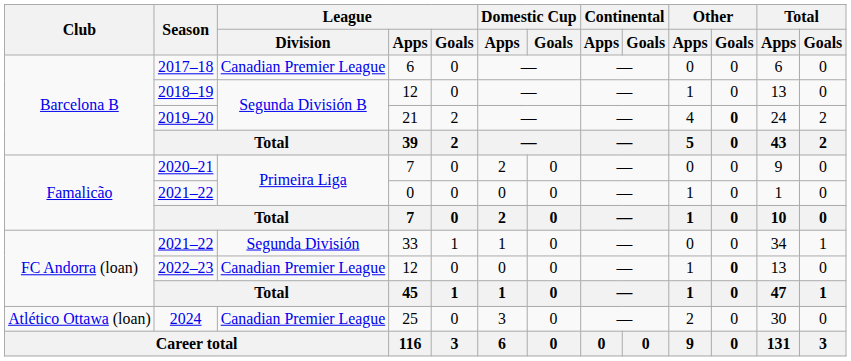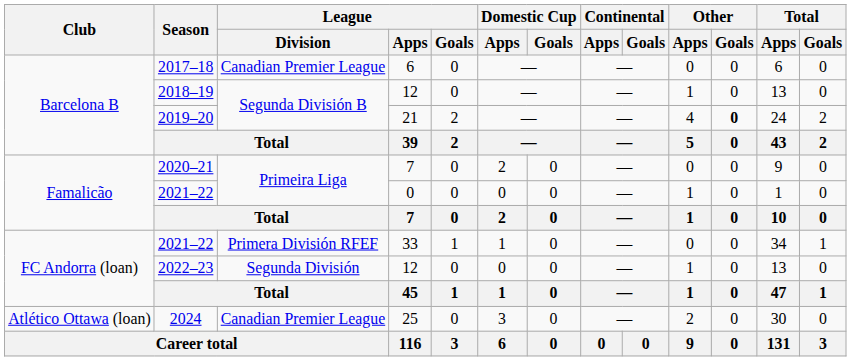(303, 243) Segunda División -> (303, 243) Primera División RFEF
(303, 268) Canadian Premier League -> (303, 268) Segunda División
(734, 268) bold -> (734, 268) normal
